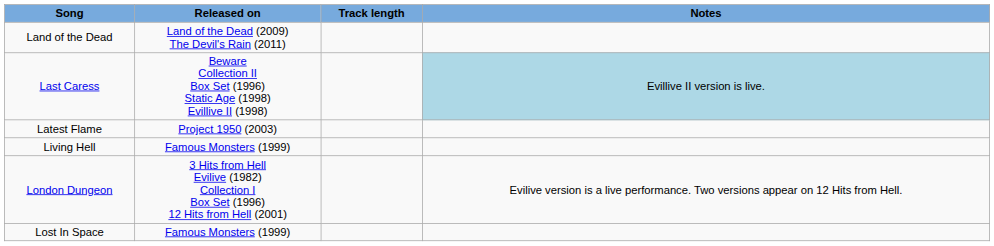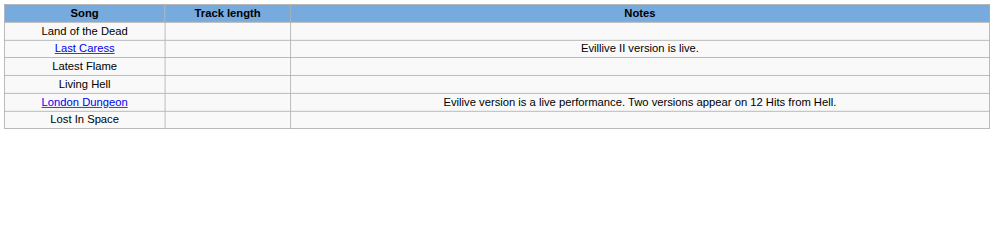- column: (228, 13)
(706, 86) lightblue background -> (640, 49) no background
